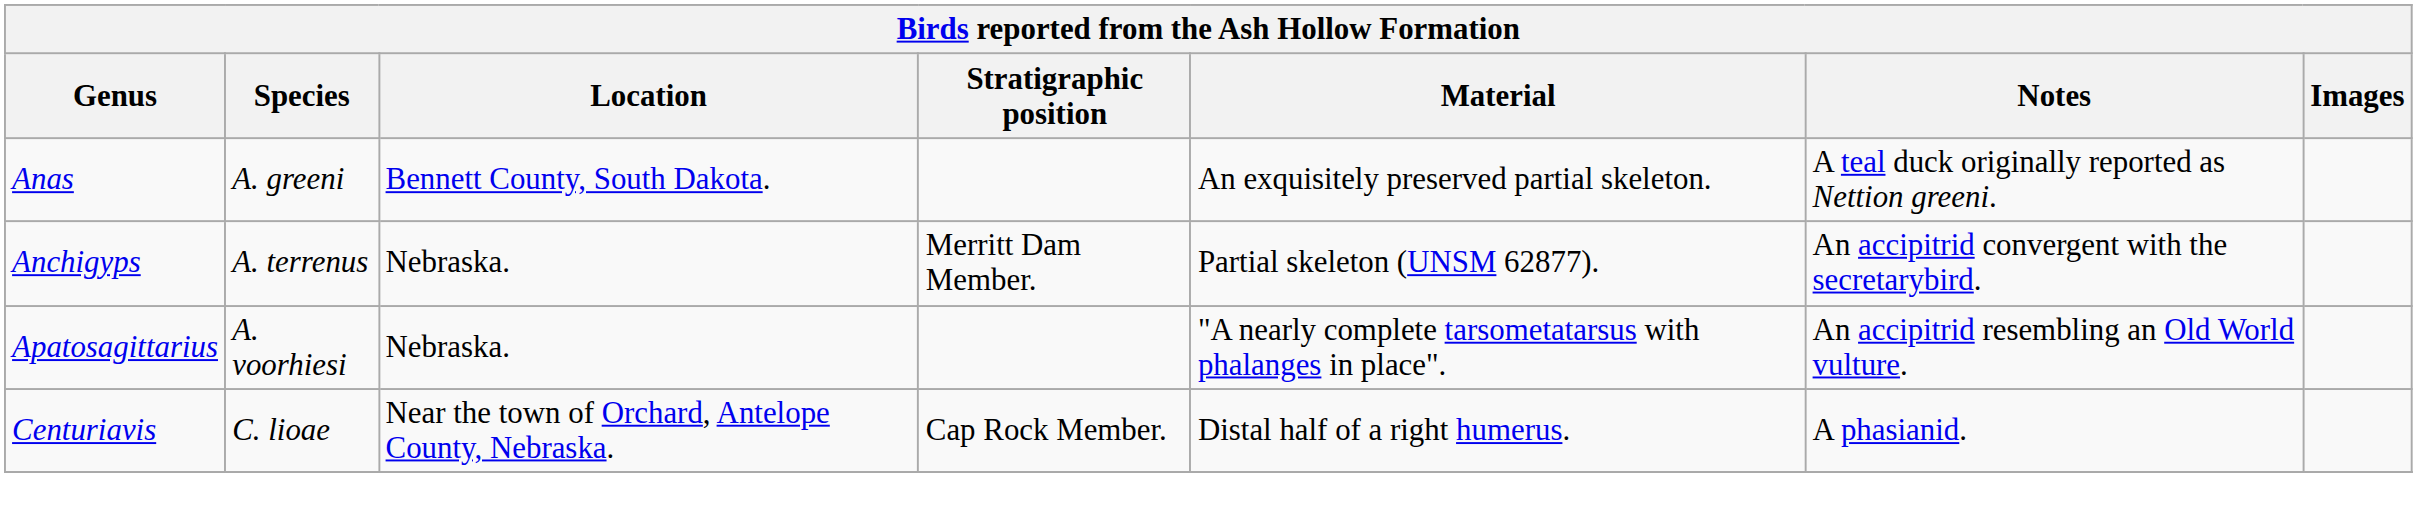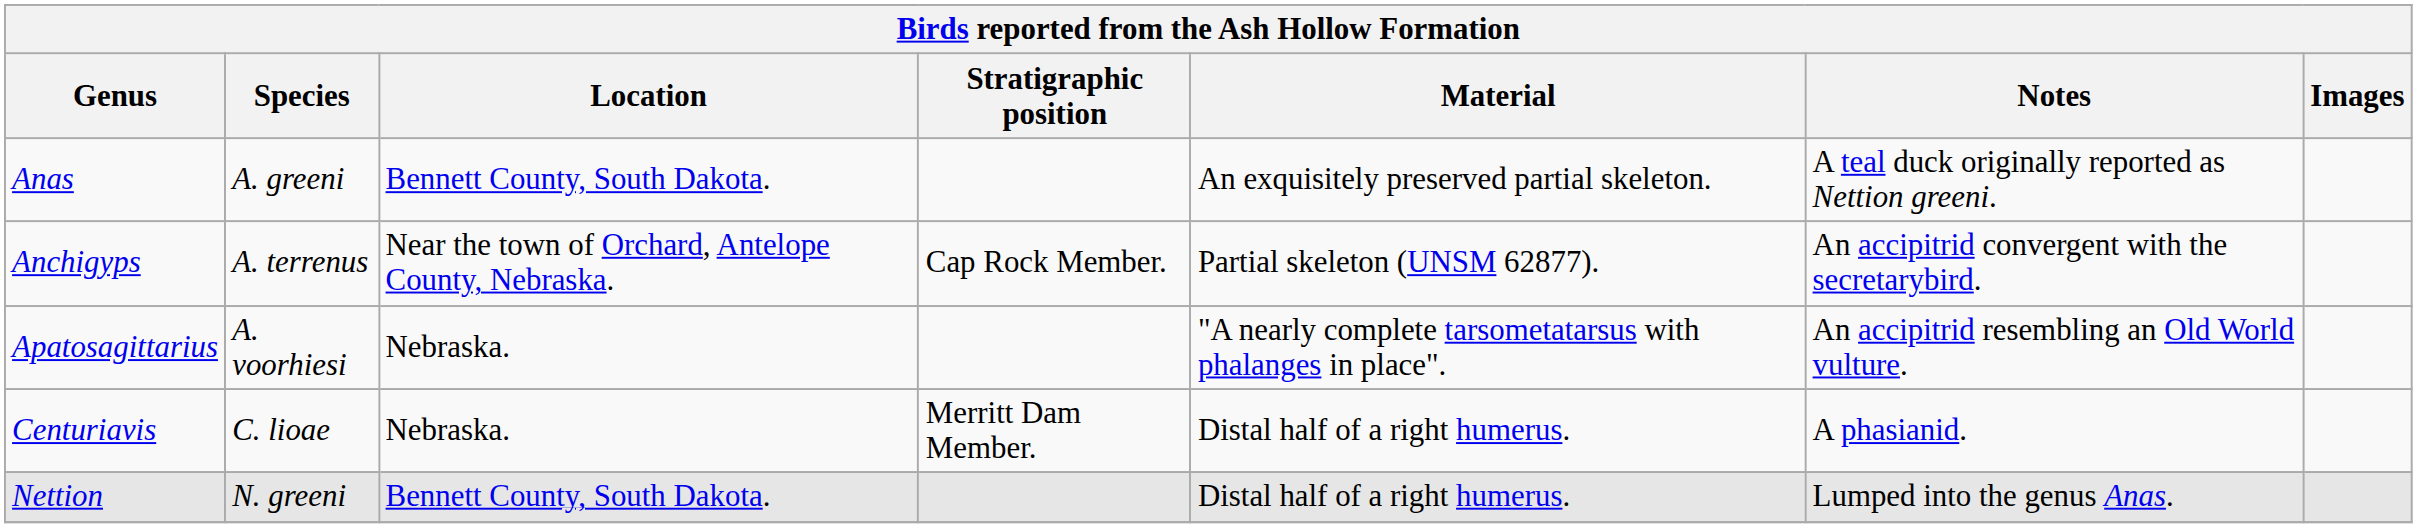(448, 262) Nebraska. -> (608, 262) Near the town of Orchard, Antelope County, Nebraska.
(1003, 262) Merritt Dam Member. -> (1046, 262) Cap Rock Member.
(608, 430) Near the town of Orchard, Antelope County, Nebraska. -> (448, 430) Nebraska.
(1046, 430) Cap Rock Member. -> (1003, 430) Merritt Dam Member.
+ row: (58, 496)
